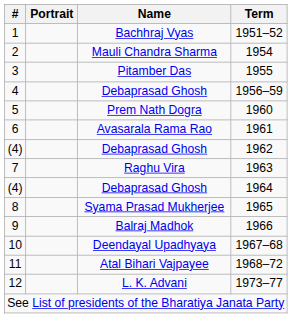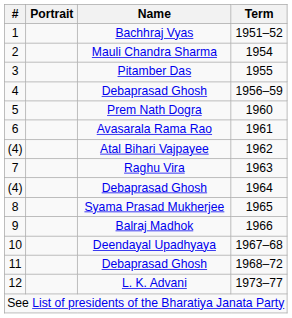(154, 149) Debaprasad Ghosh -> (154, 149) Atal Bihari Vajpayee
(154, 264) Atal Bihari Vajpayee -> (154, 264) Debaprasad Ghosh
